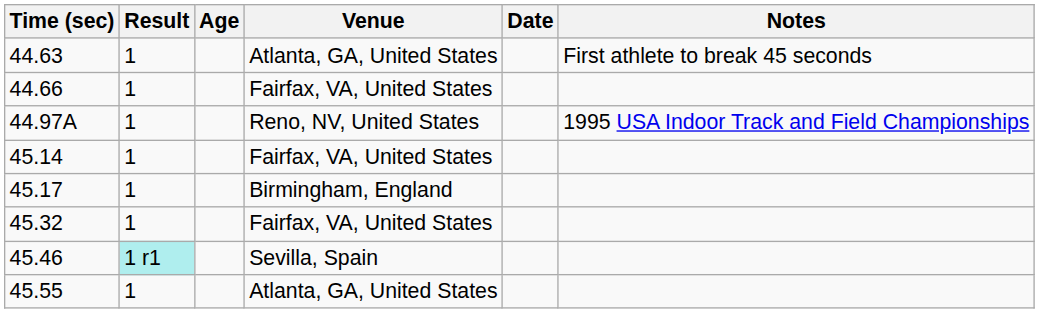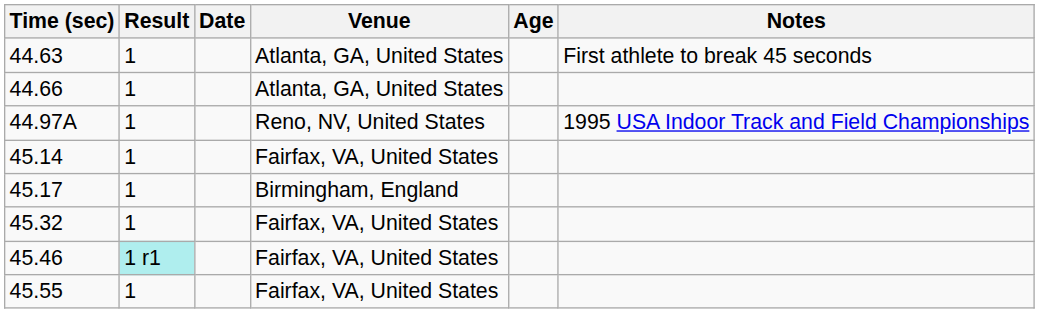columns swapped: (530, 21) <-> (219, 21)
(371, 88) Fairfax, VA, United States -> (379, 88) Atlanta, GA, United States
(314, 257) Sevilla, Spain -> (377, 257) Fairfax, VA, United States
(373, 291) Atlanta, GA, United States -> (377, 291) Fairfax, VA, United States
